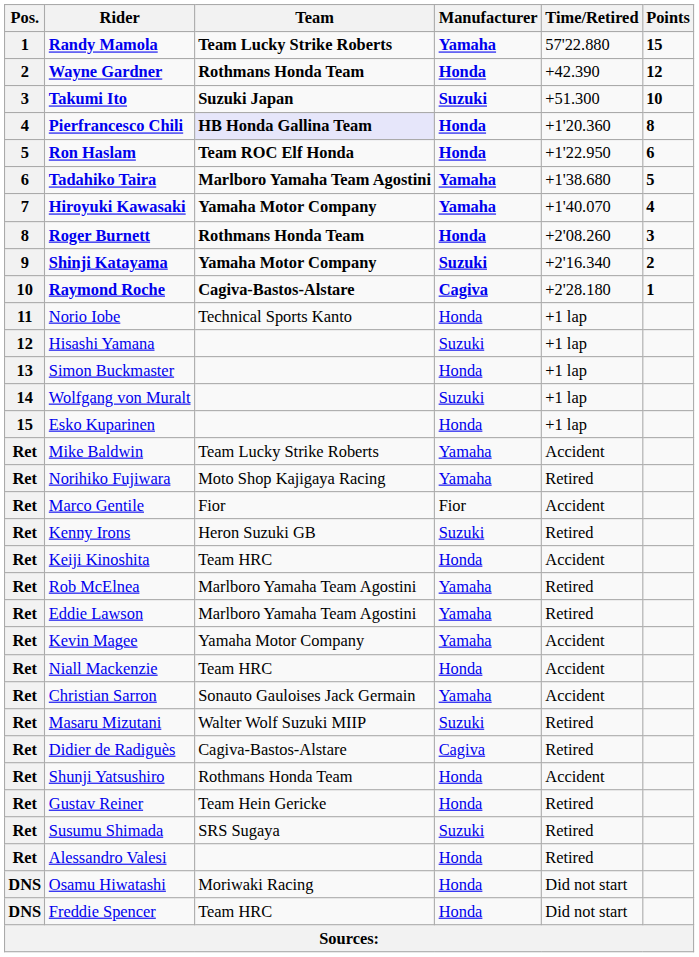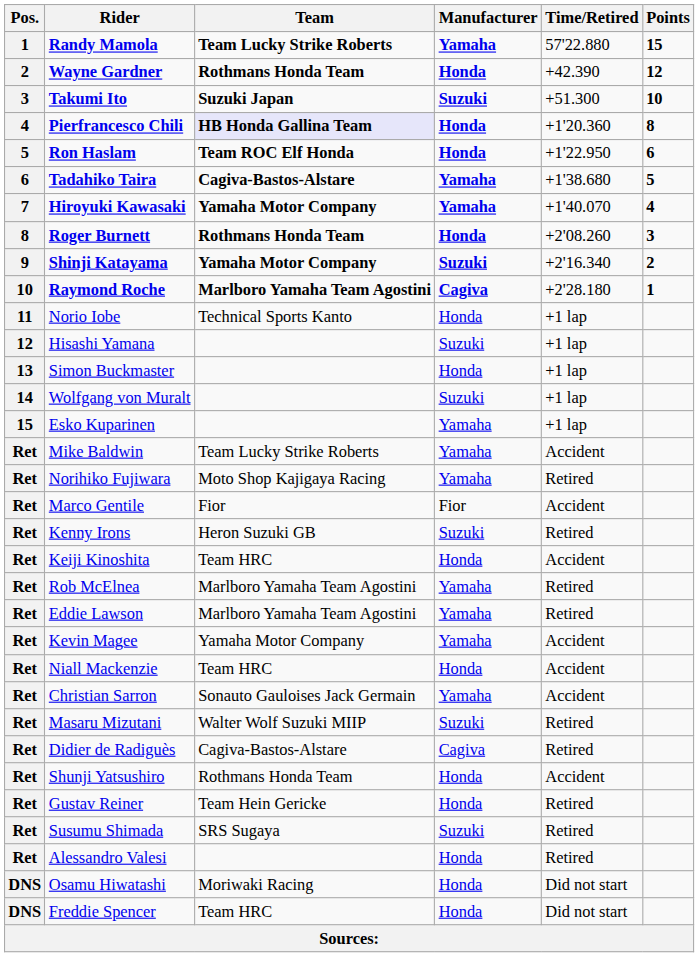(315, 180) Marlboro Yamaha Team Agostini -> (276, 180) Cagiva-Bastos-Alstare
(276, 288) Cagiva-Bastos-Alstare -> (315, 288) Marlboro Yamaha Team Agostini
(461, 424) Honda -> (465, 424) Yamaha
